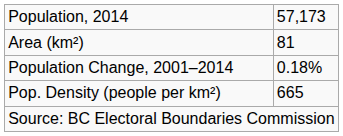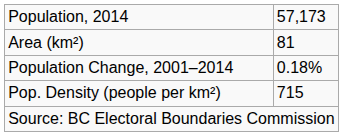(290, 93) 665 -> (290, 93) 715
